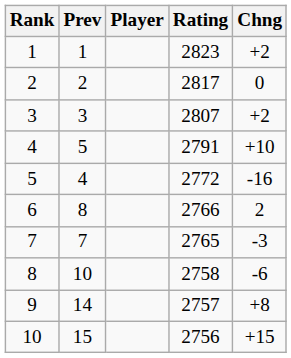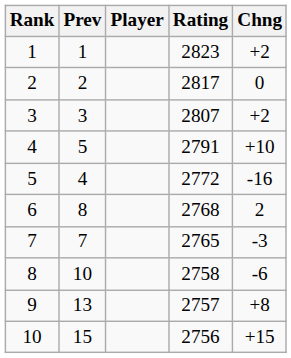(201, 210) 2766 -> (201, 210) 2768
(82, 305) 14 -> (82, 305) 13
